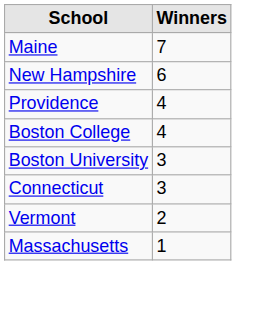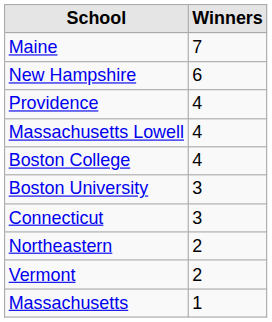+ row: (96, 132)
+ row: (60, 246)
